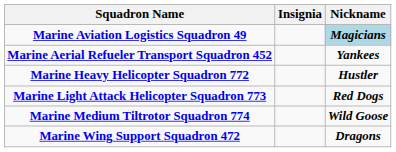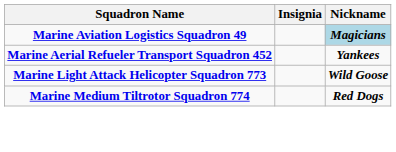- row: (140, 75)
(358, 95) Red Dogs -> (358, 75) Wild Goose
(358, 116) Wild Goose -> (358, 95) Red Dogs
- row: (140, 136)
